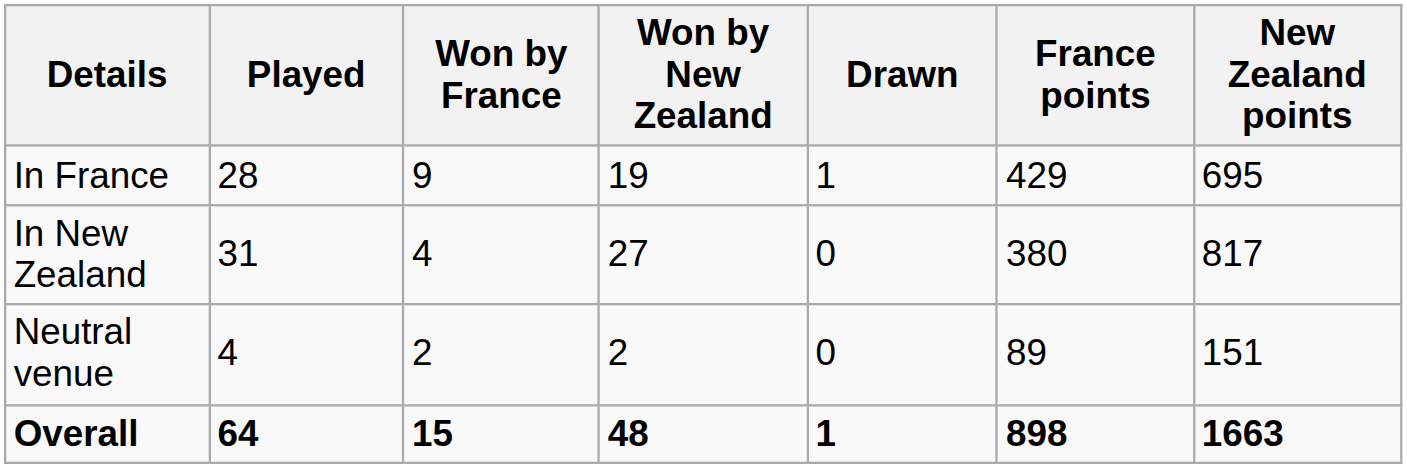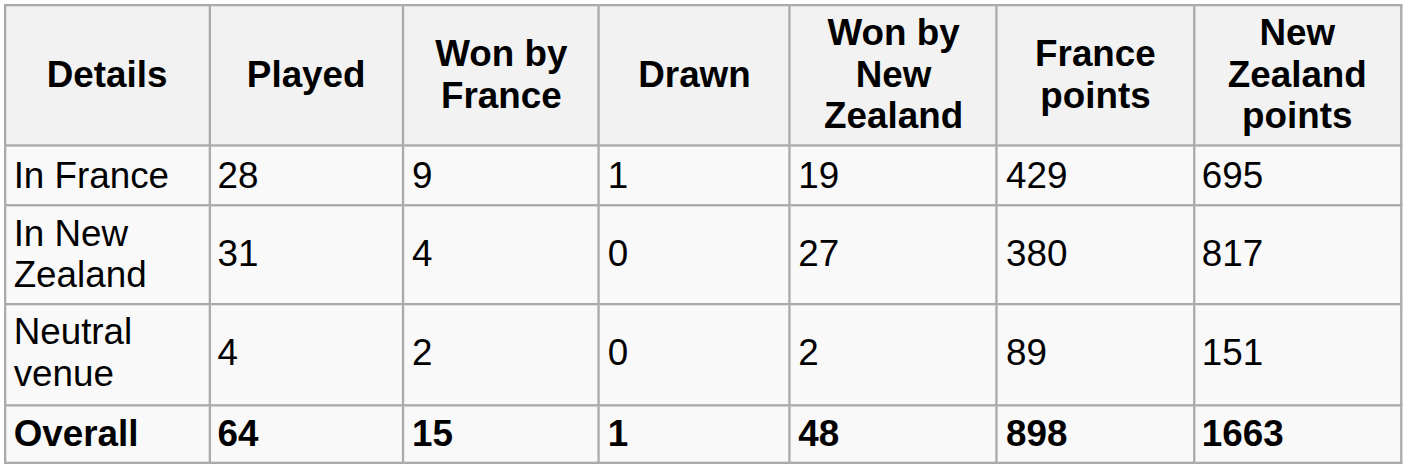columns swapped: (703, 75) <-> (902, 75)
